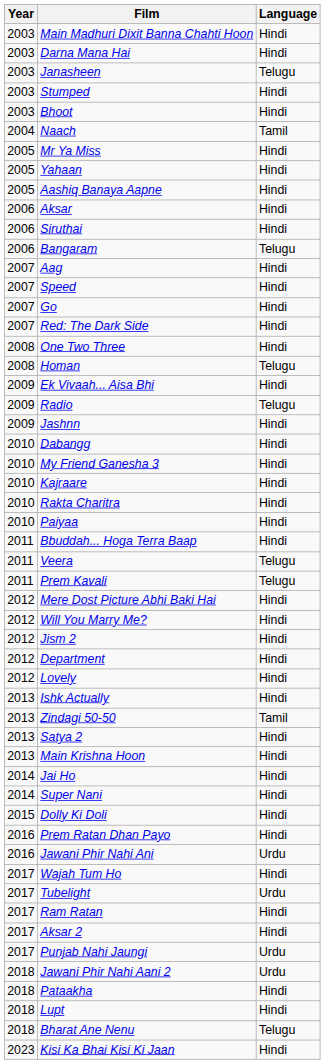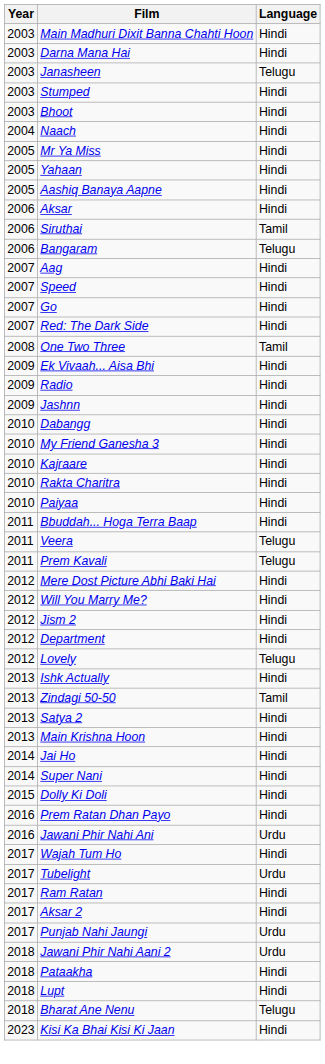(273, 131) Tamil -> (273, 131) Hindi
(273, 229) Hindi -> (273, 229) Tamil
(273, 346) Hindi -> (273, 346) Tamil
- row: (60, 365)
(277, 405) Telugu -> (273, 385) Hindi
(273, 678) Hindi -> (277, 659) Telugu
